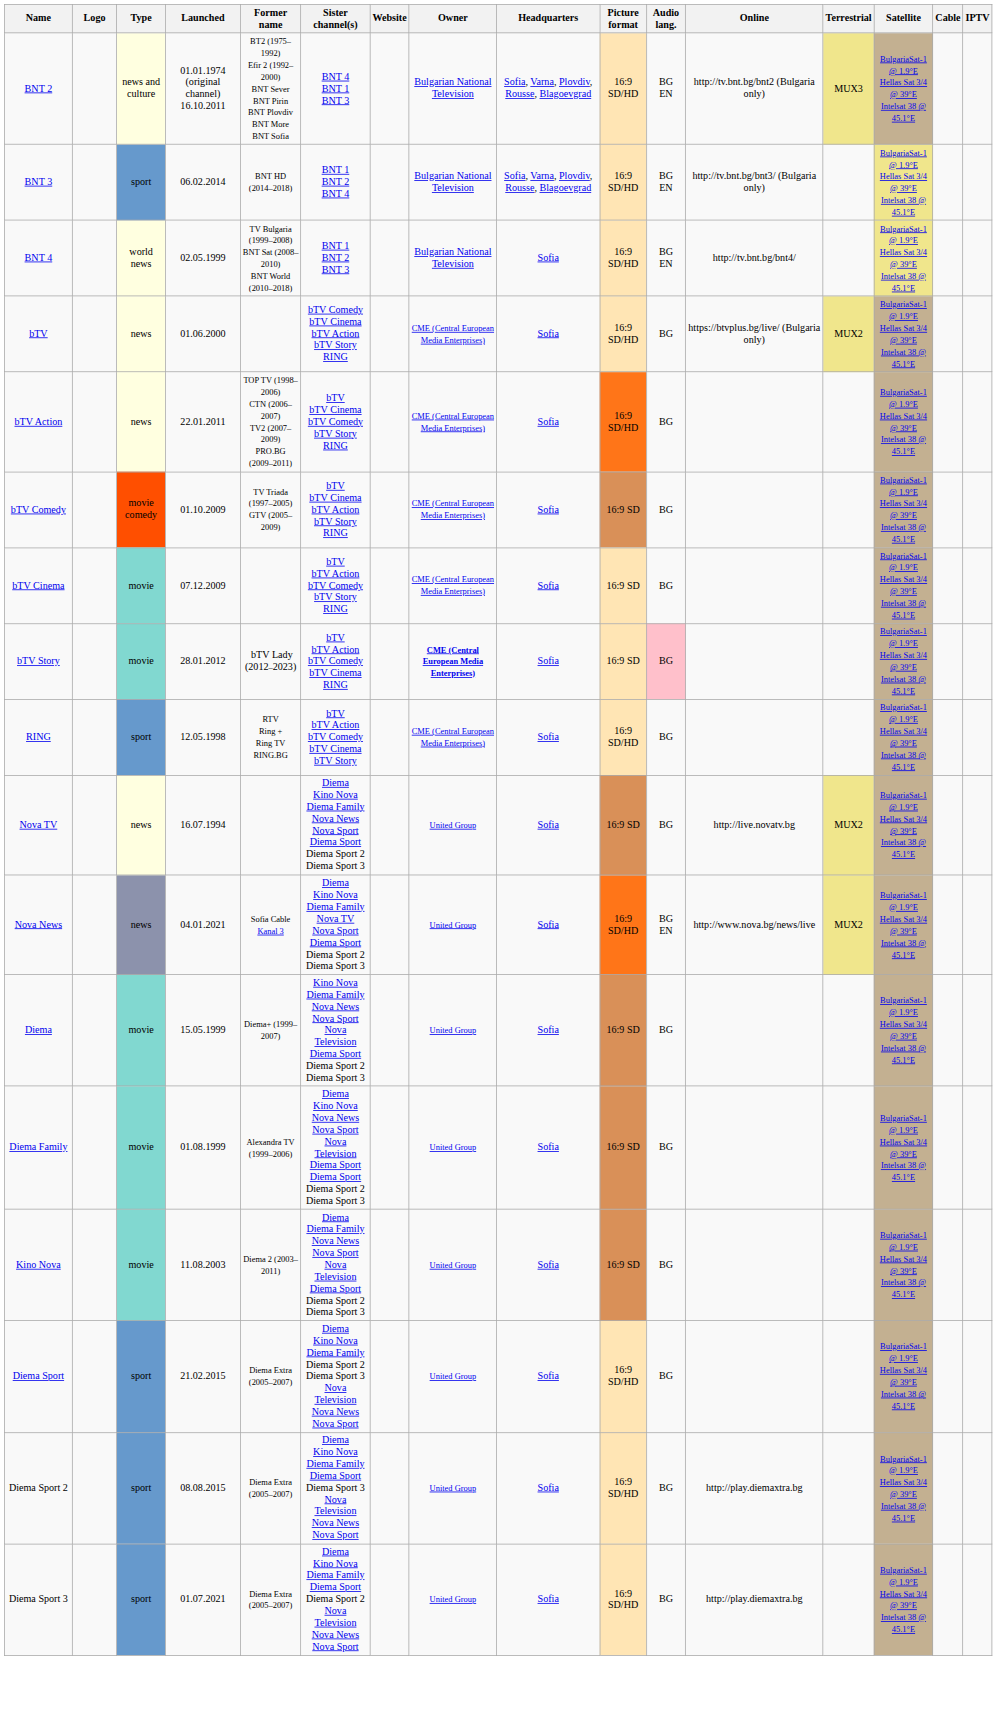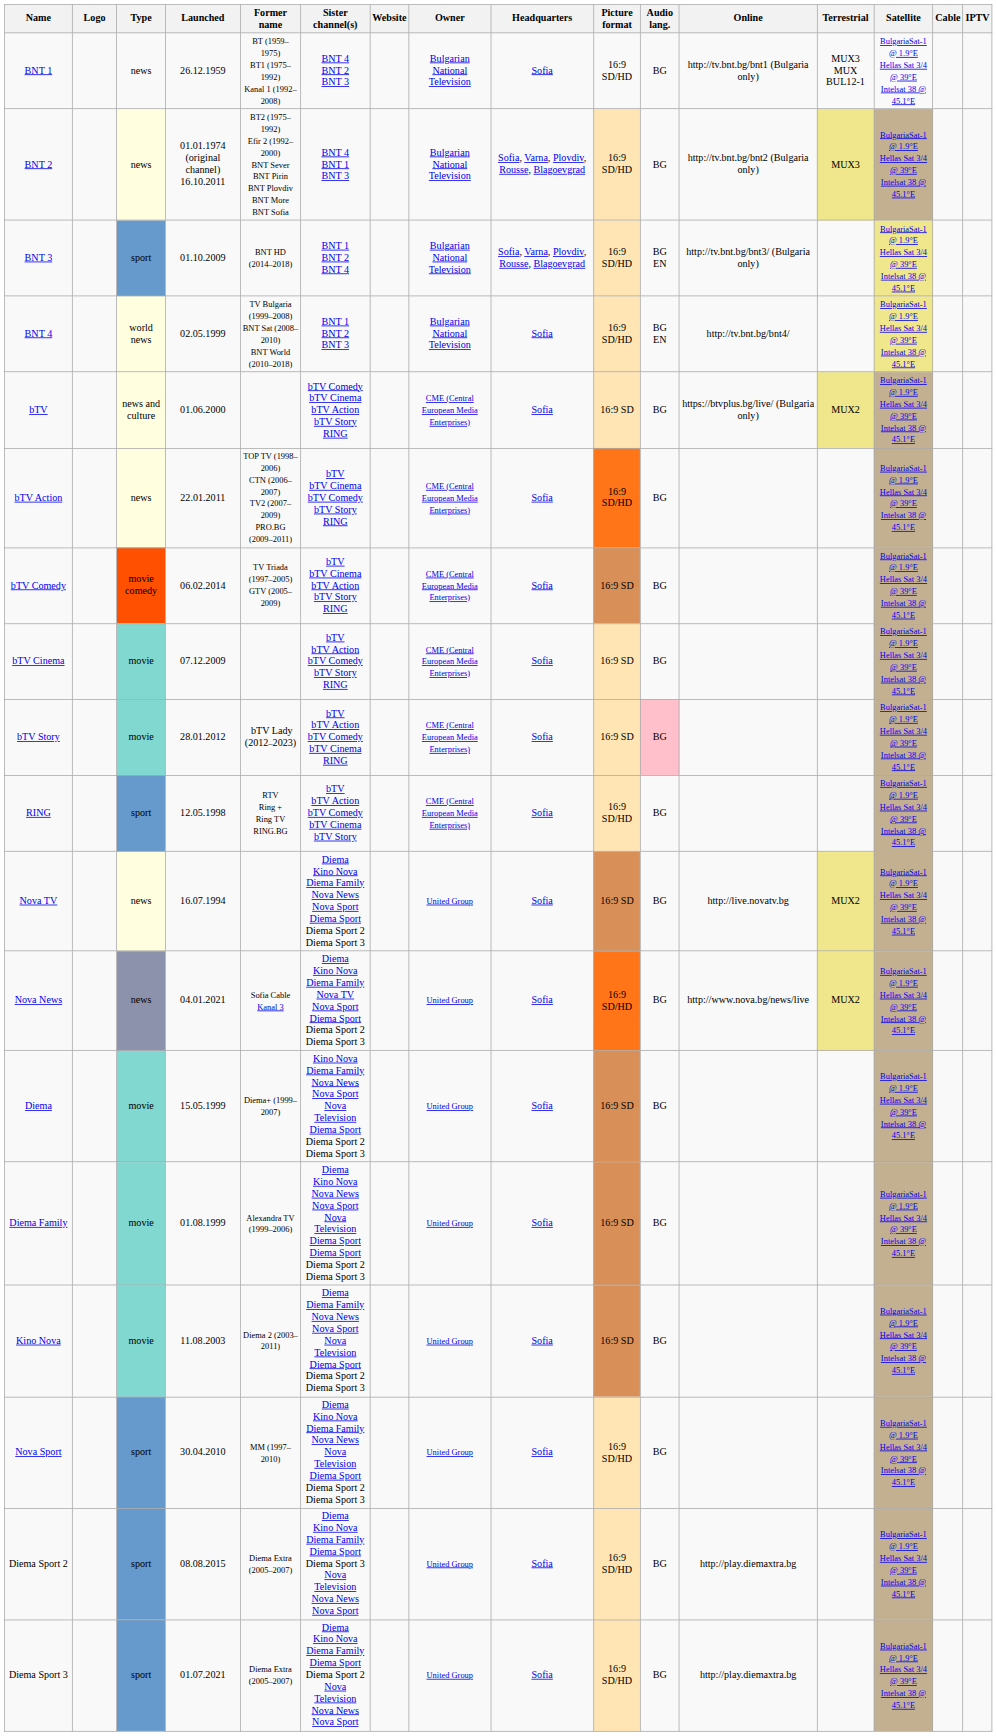+ row: (38, 70)
(141, 88) news and culture -> (141, 164) news
(666, 88) BG ЕN -> (660, 164) BG
(203, 182) 06.02.2014 -> (203, 258) 01.10.2009
(141, 334) news -> (141, 409) news and culture
(623, 334) 16:9 SD/HD -> (617, 409) 16:9 SD
(203, 509) 01.10.2009 -> (203, 585) 06.02.2014
(453, 661) bold -> (450, 737) normal
(666, 924) BG ЕN -> (660, 1000) BG
+ row: (38, 1452)
- row: (38, 1376)
